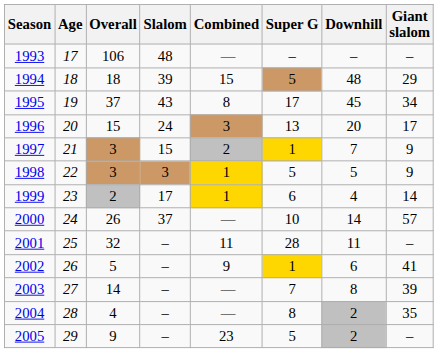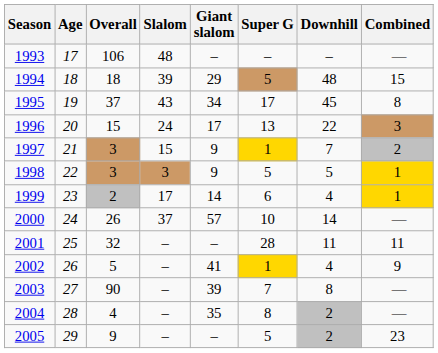columns swapped: (410, 24) <-> (226, 24)
(354, 126) 20 -> (329, 126) 22
(354, 266) 6 -> (329, 266) 4
(113, 289) 14 -> (113, 289) 90
